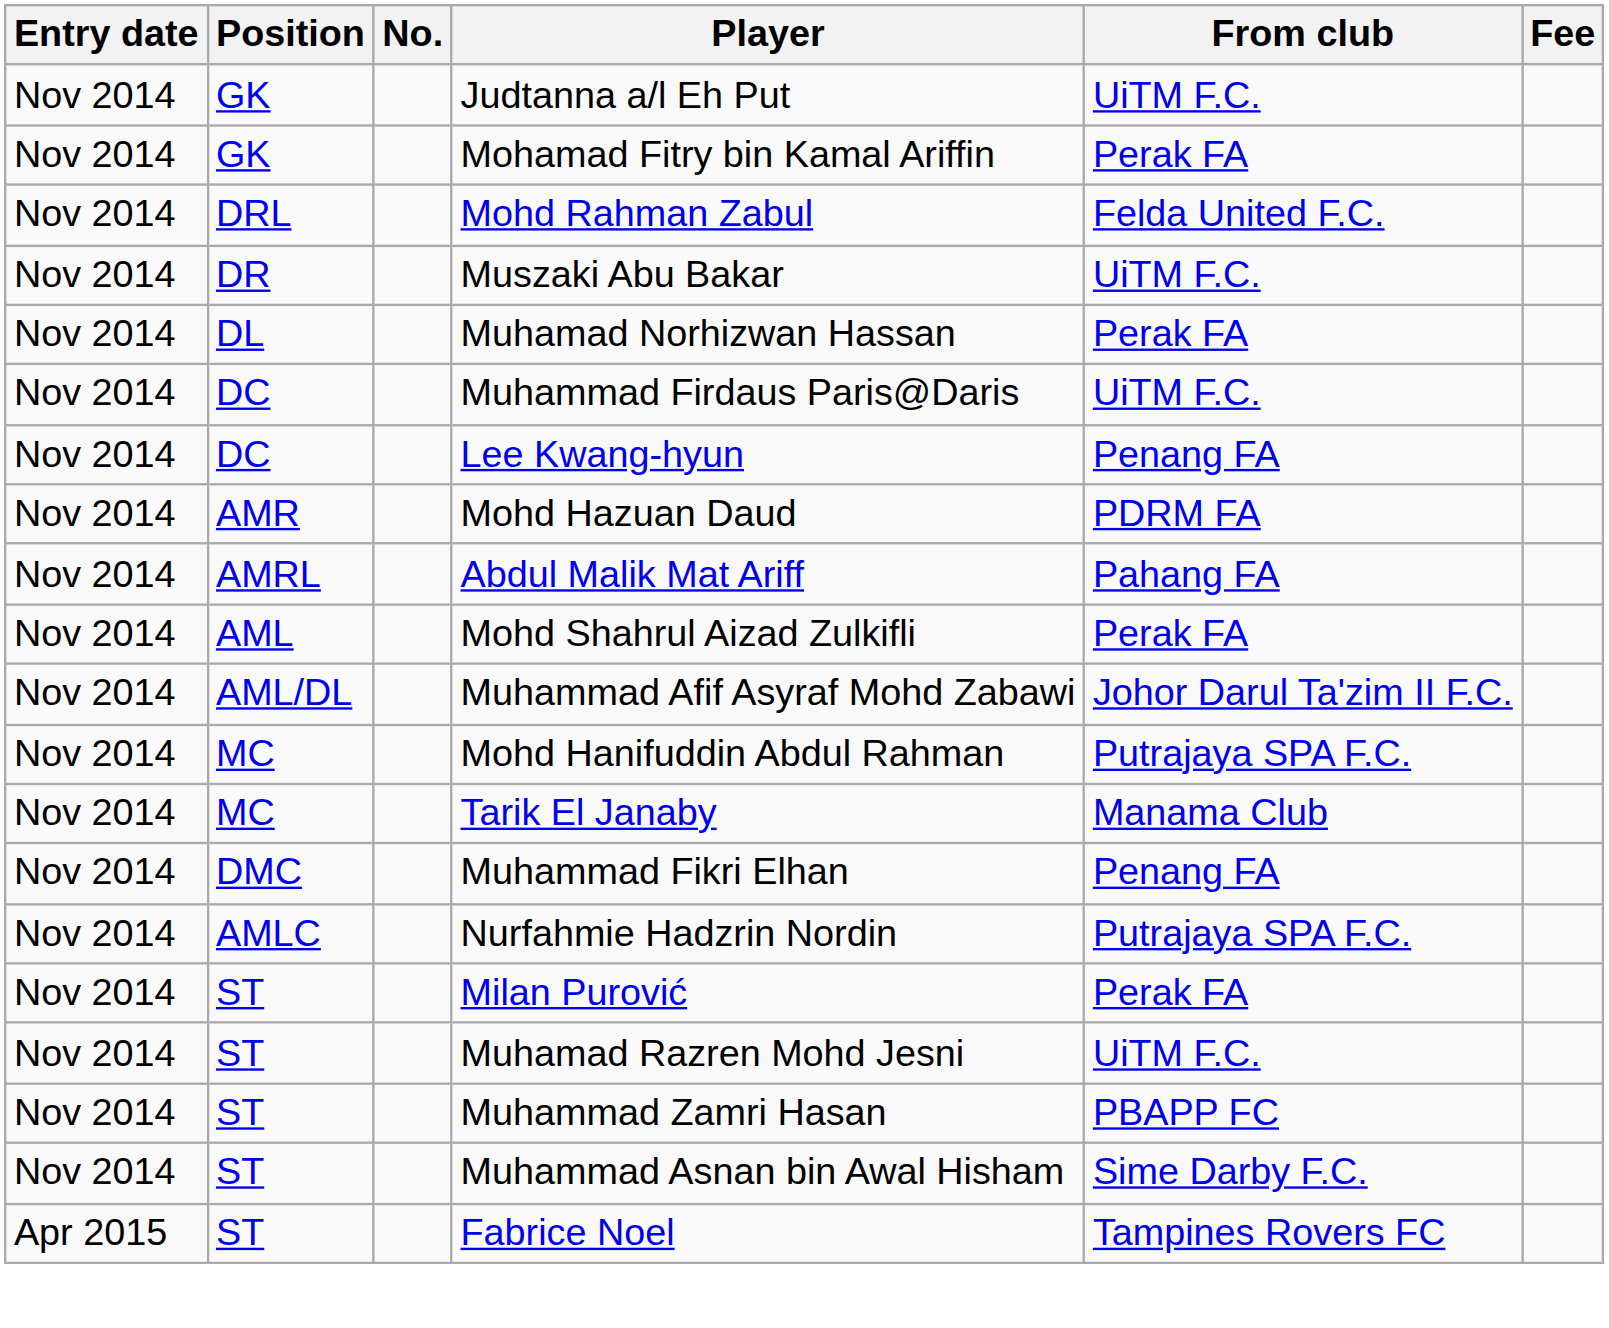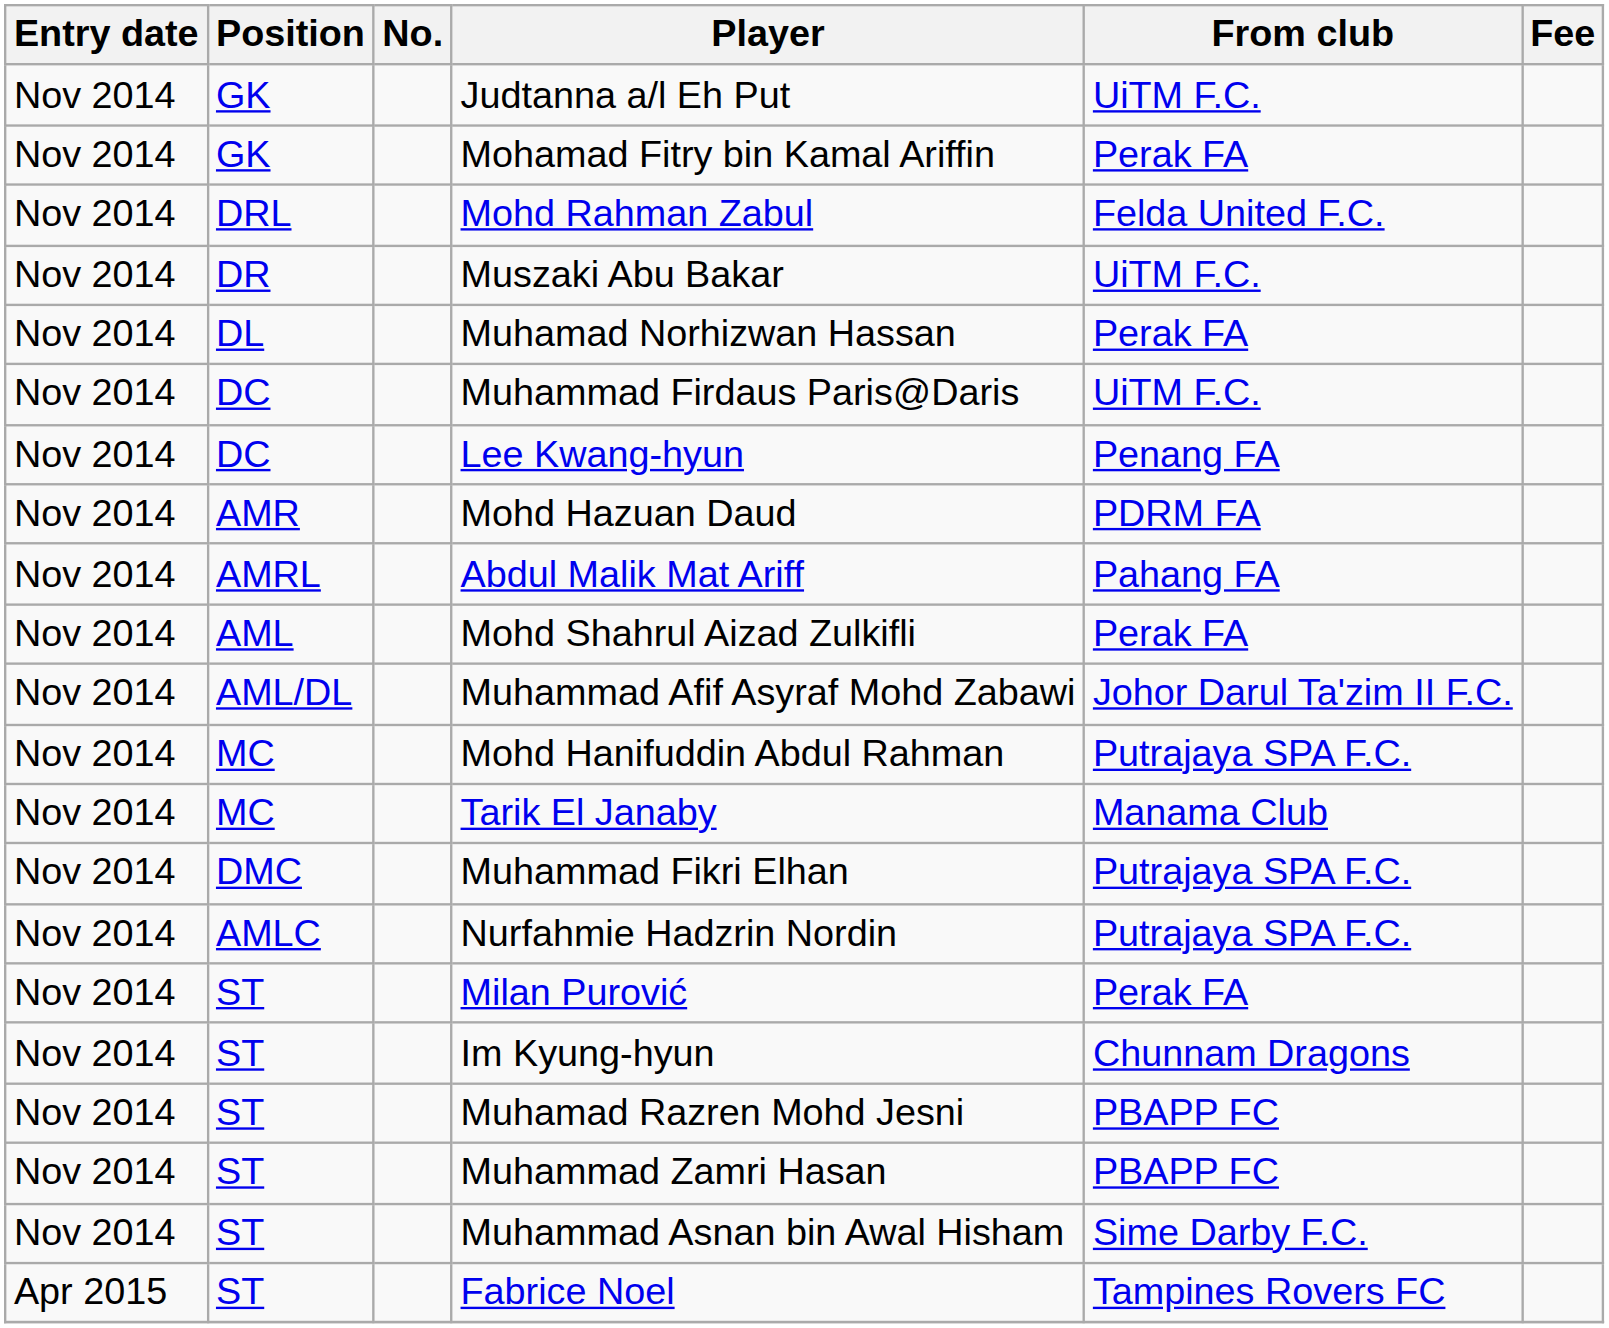(1186, 872) Penang FA -> (1252, 872) Putrajaya SPA F.C.
+ row: (588, 1052)
(1177, 1052) UiTM F.C. -> (1186, 1112) PBAPP FC
